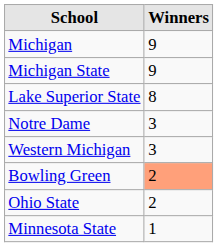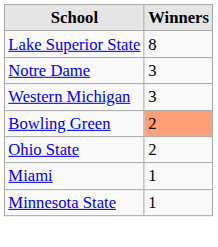- row: (40, 44)
- row: (59, 70)
+ row: (31, 176)
